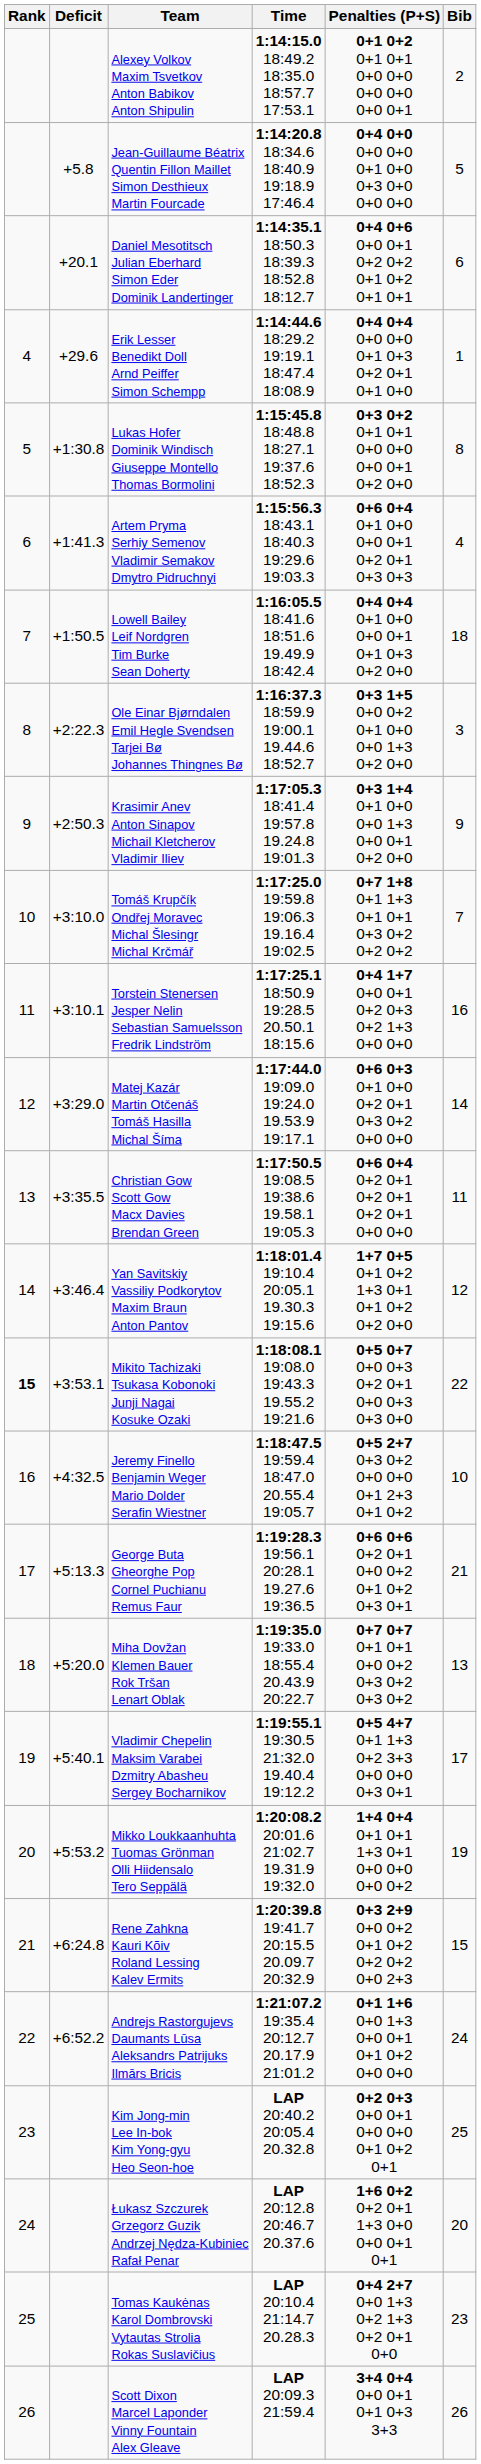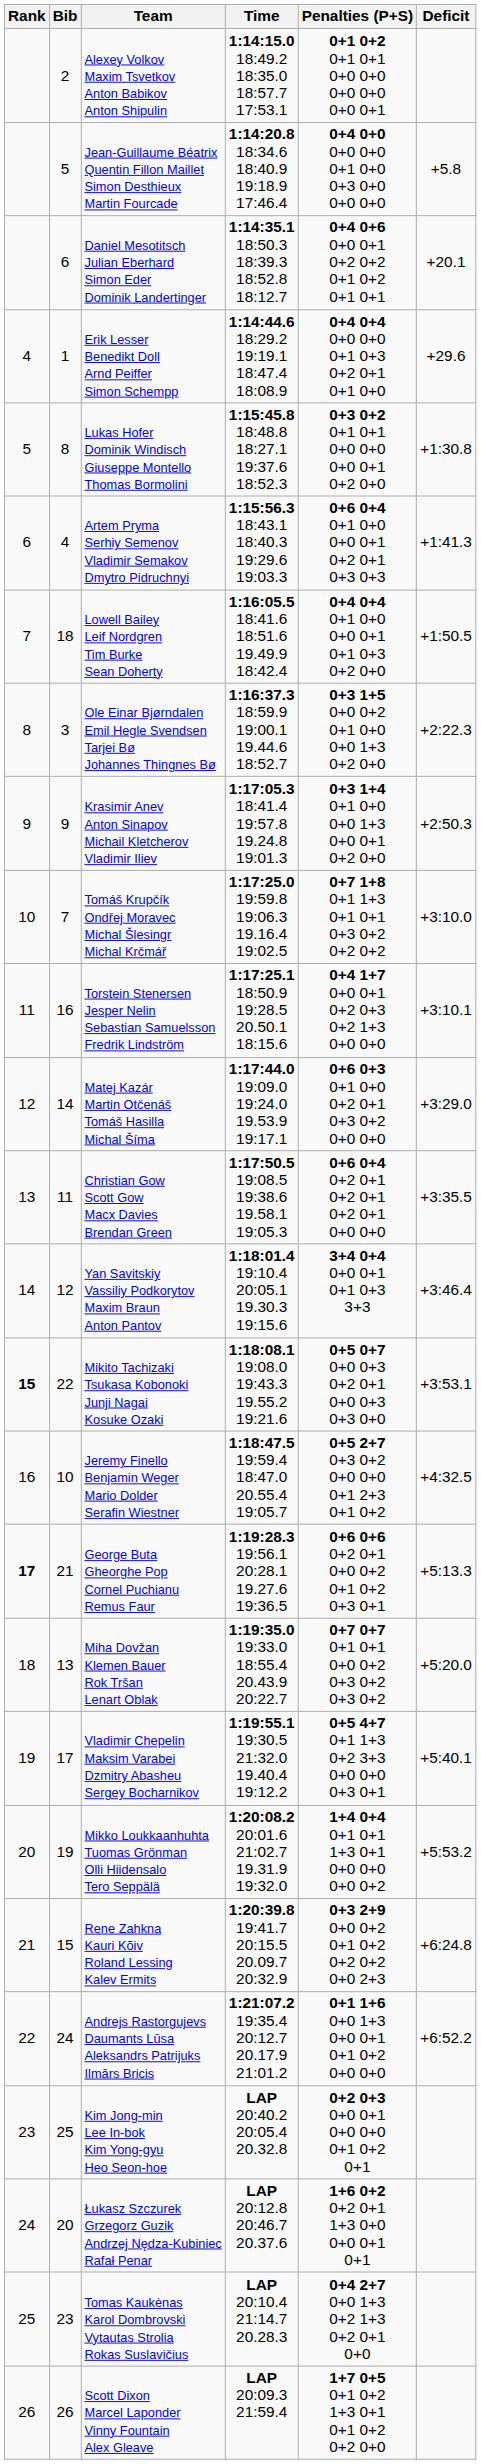columns swapped: (459, 16) <-> (78, 16)
(384, 1290) 1+7 0+5 0+1 0+2 1+3 0+1 0+1 0+2 0+2 0+0 -> (357, 1282) 3+4 0+4 0+0 0+1 0+1 0+3 3+3
(27, 1571) normal -> (27, 1571) bold
(384, 2403) 3+4 0+4 0+0 0+1 0+1 0+3 3+3 -> (357, 2412) 1+7 0+5 0+1 0+2 1+3 0+1 0+1 0+2 0+2 0+0
